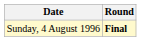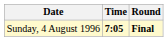+ column: (116, 12)
